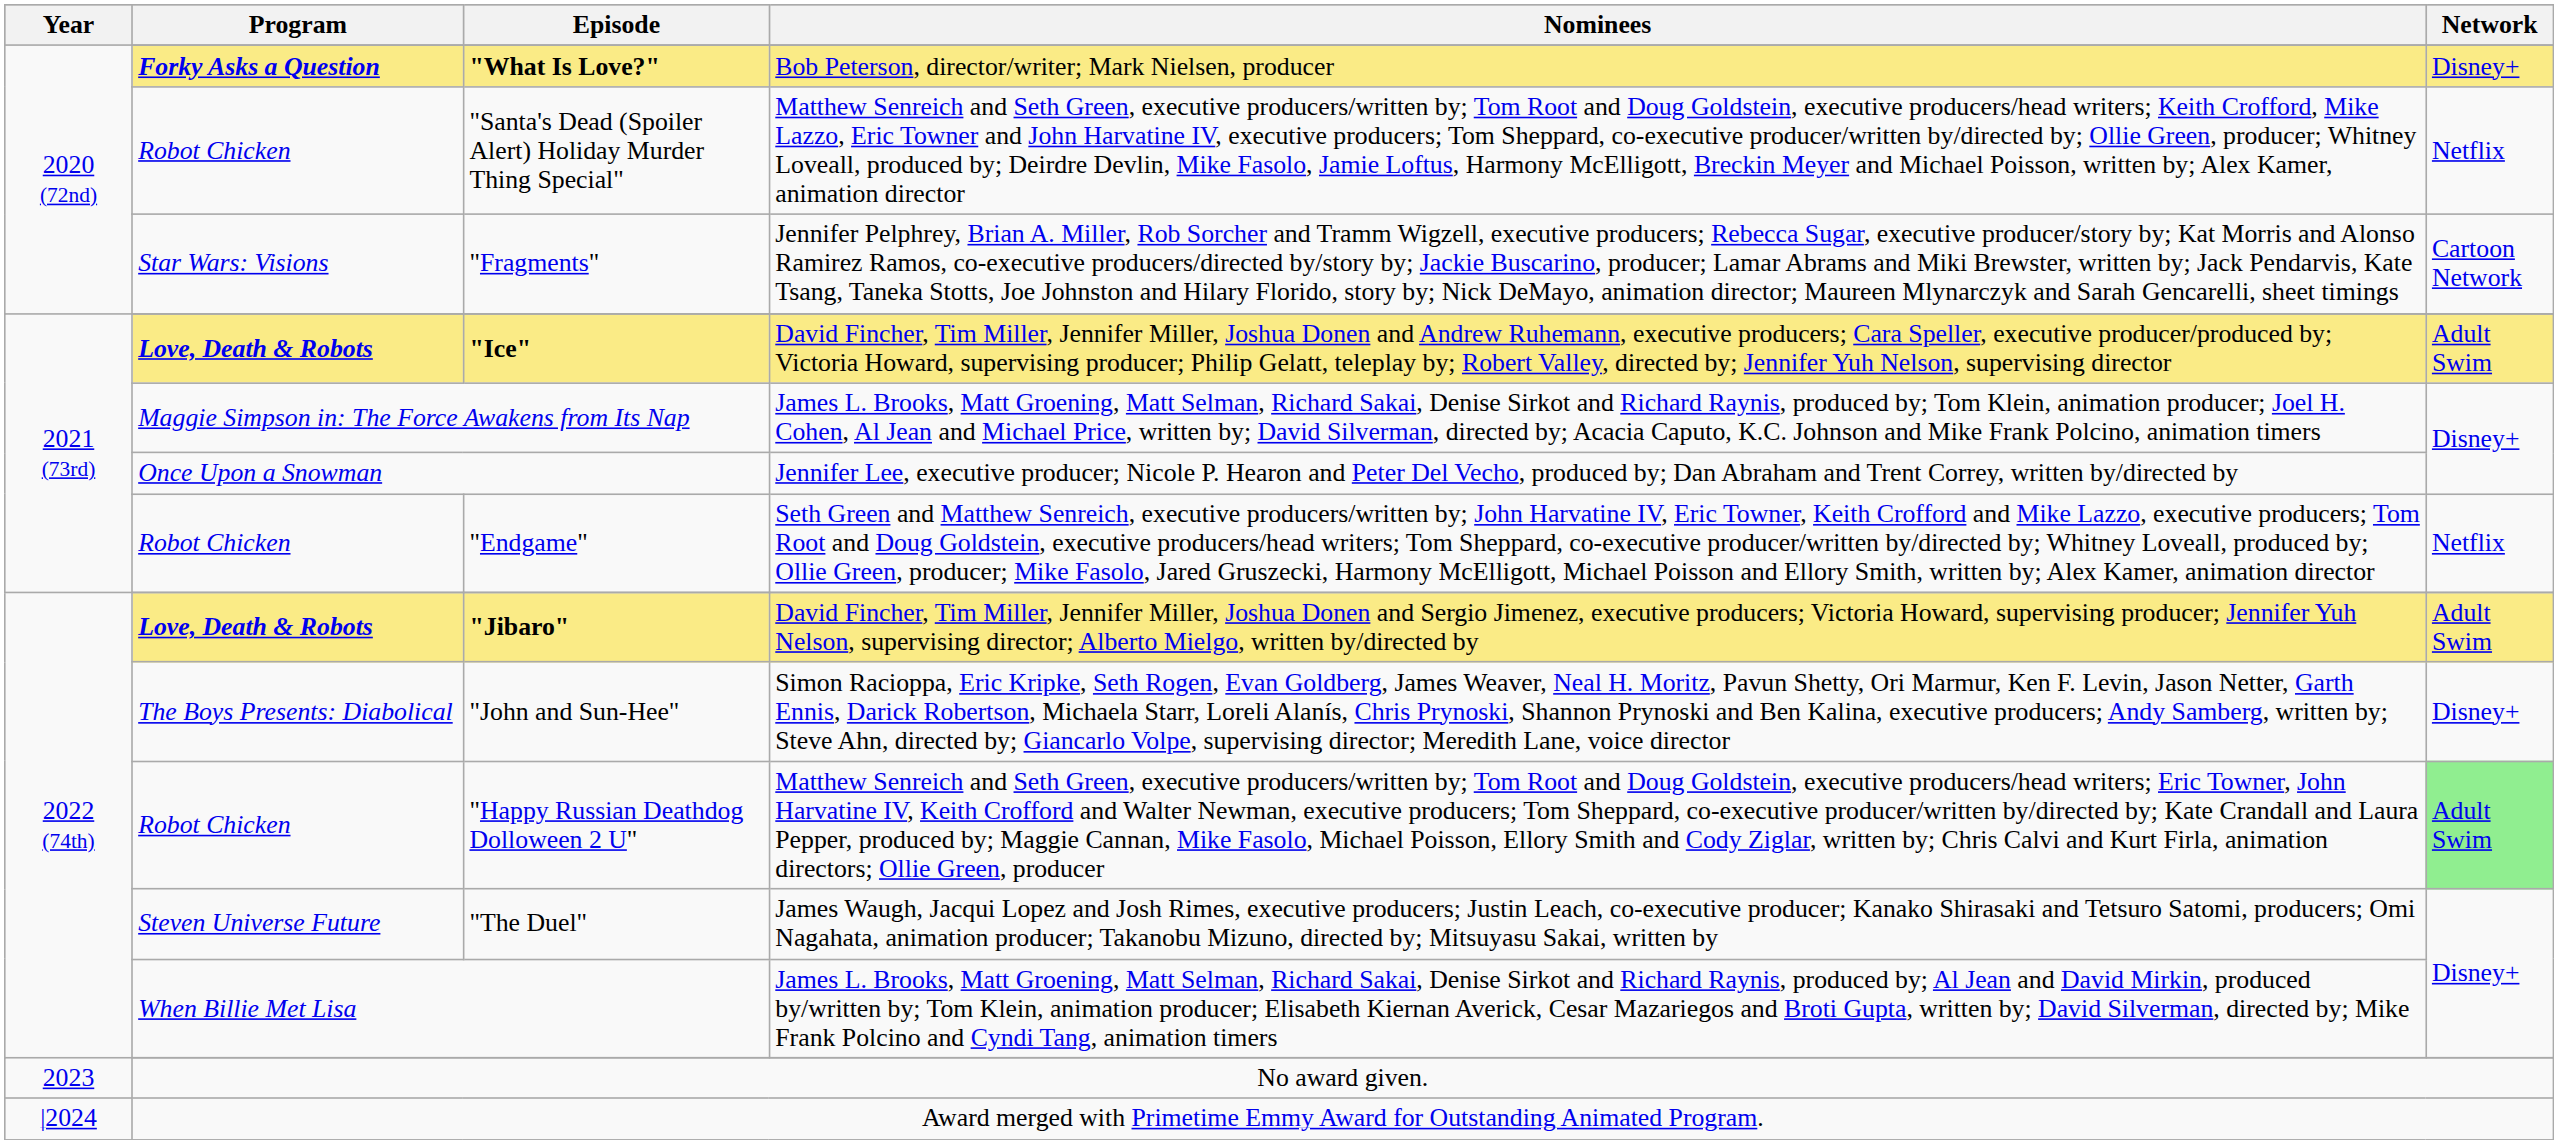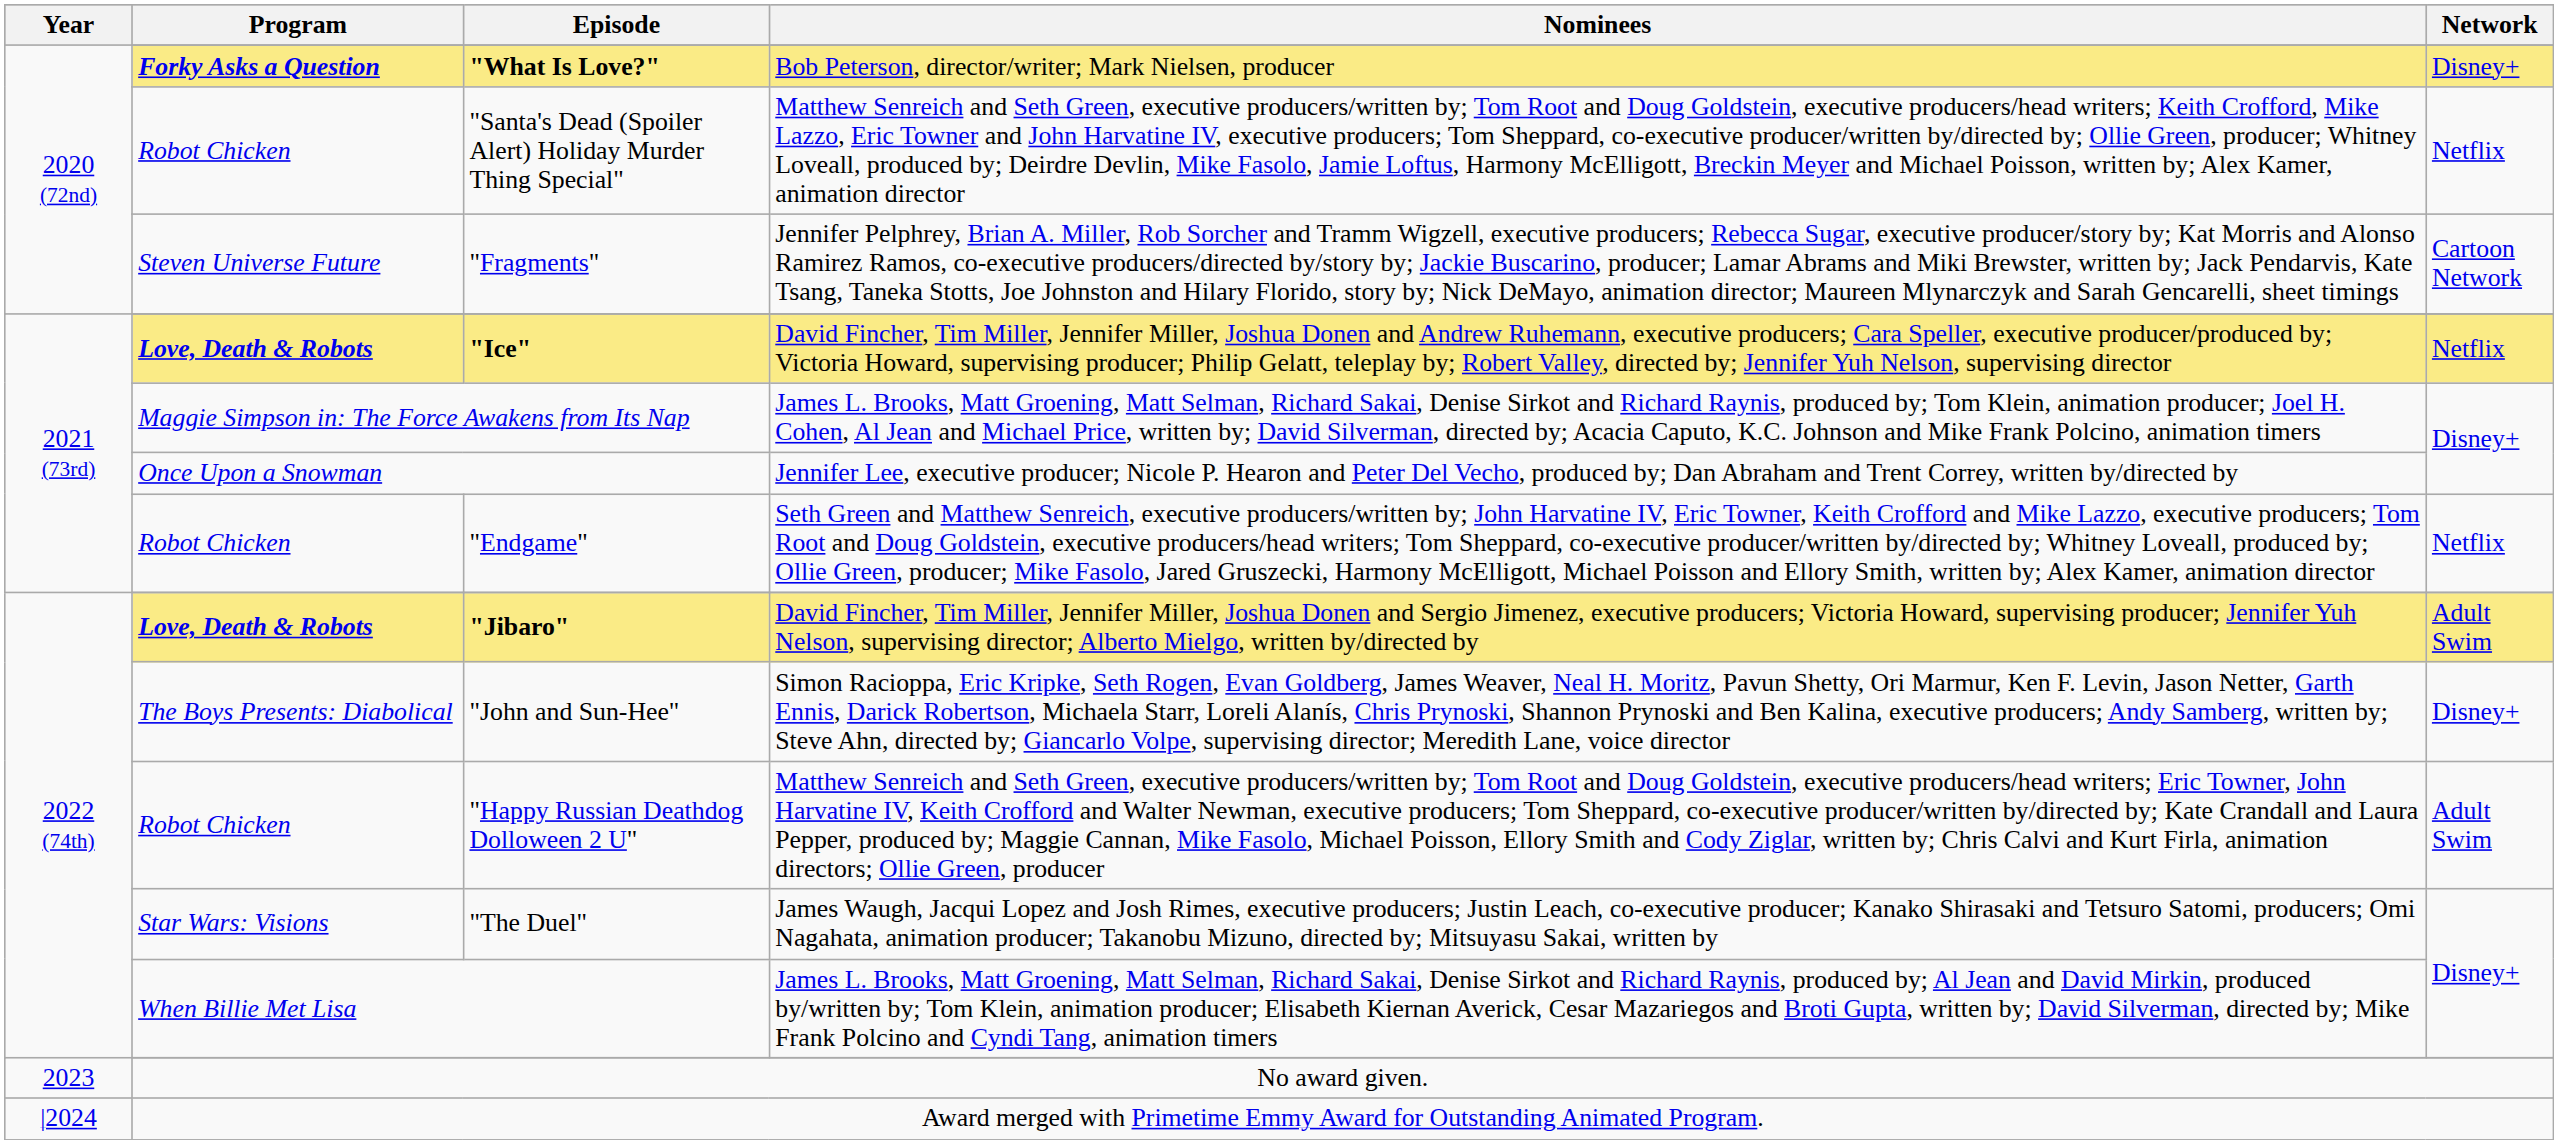(233, 263) Star Wars: Visions -> (259, 263) Steven Universe Future
(2462, 347) Adult Swim -> (2468, 347) Netflix
(2462, 824) lightgreen background -> (2462, 824) no background
(259, 923) Steven Universe Future -> (233, 923) Star Wars: Visions
